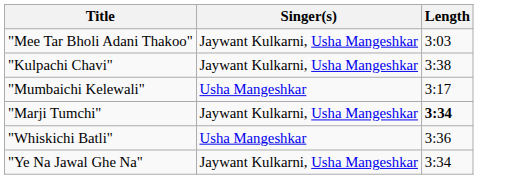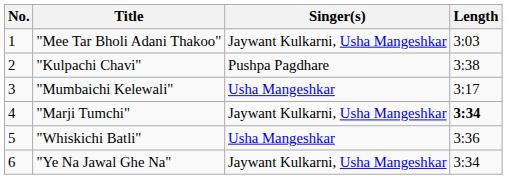+ column: (19, 16)
(309, 65) Jaywant Kulkarni, Usha Mangeshkar -> (279, 65) Pushpa Pagdhare
